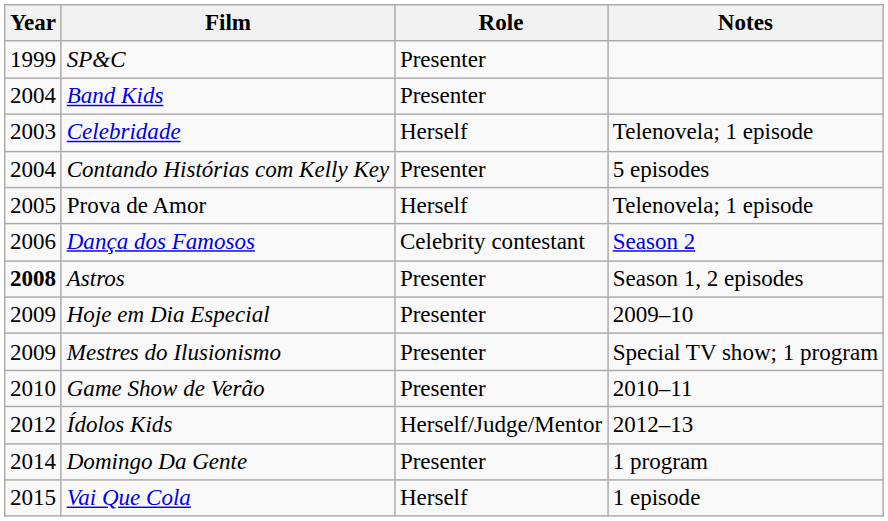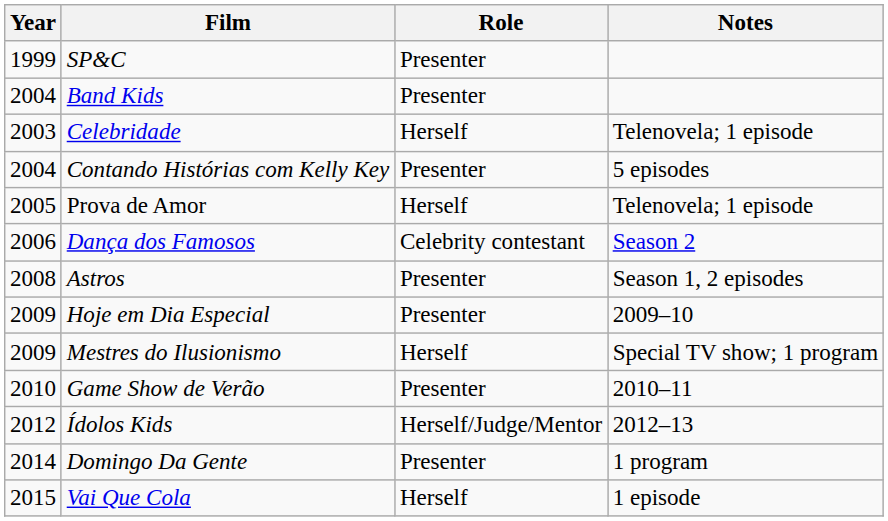(33, 278) bold -> (33, 278) normal
(443, 351) Presenter -> (434, 351) Herself
